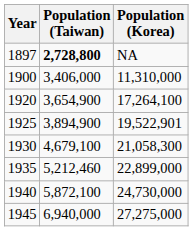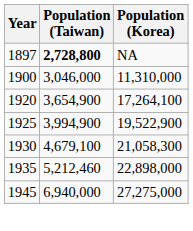(72, 77) 3,406,000 -> (72, 77) 3,046,000
(72, 123) 3,894,900 -> (72, 123) 3,994,900
(149, 123) 19,522,901 -> (149, 123) 19,522,900
(149, 169) 22,899,000 -> (149, 169) 22,898,000
- row: (22, 191)
